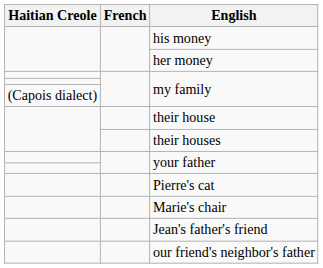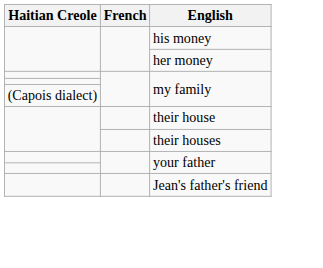- row: (52, 185)
- row: (52, 207)
- row: (52, 252)
